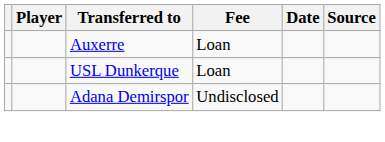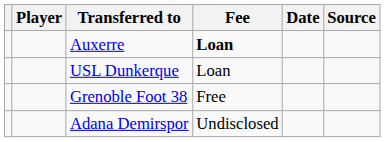(213, 44) normal -> (215, 44) bold
+ row: (129, 96)
